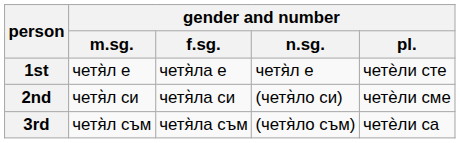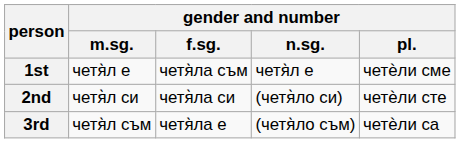(193, 71) четя̀лa е -> (203, 71) четя̀лa съм
(405, 71) четѐли сте -> (407, 71) четѐли сме
(407, 97) четѐли сме -> (405, 97) четѐли сте
(203, 124) четя̀лa съм -> (193, 124) четя̀лa е
